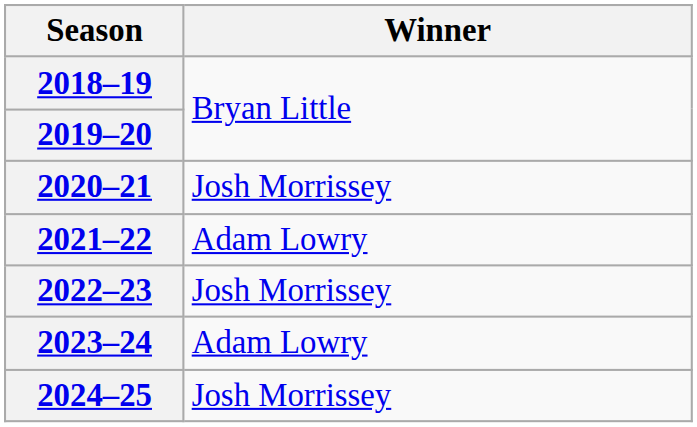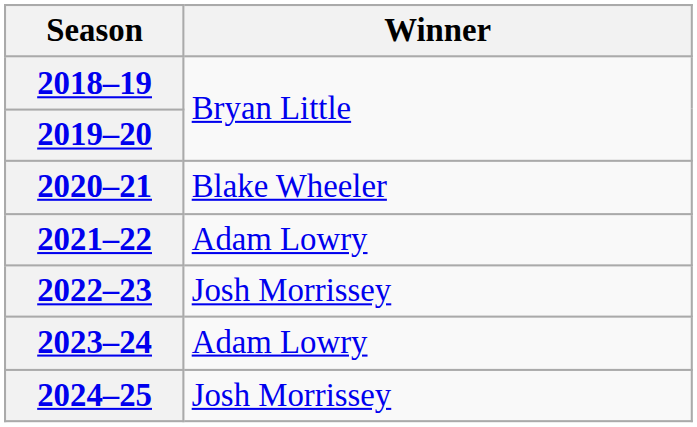(291, 186) Josh Morrissey -> (289, 186) Blake Wheeler
